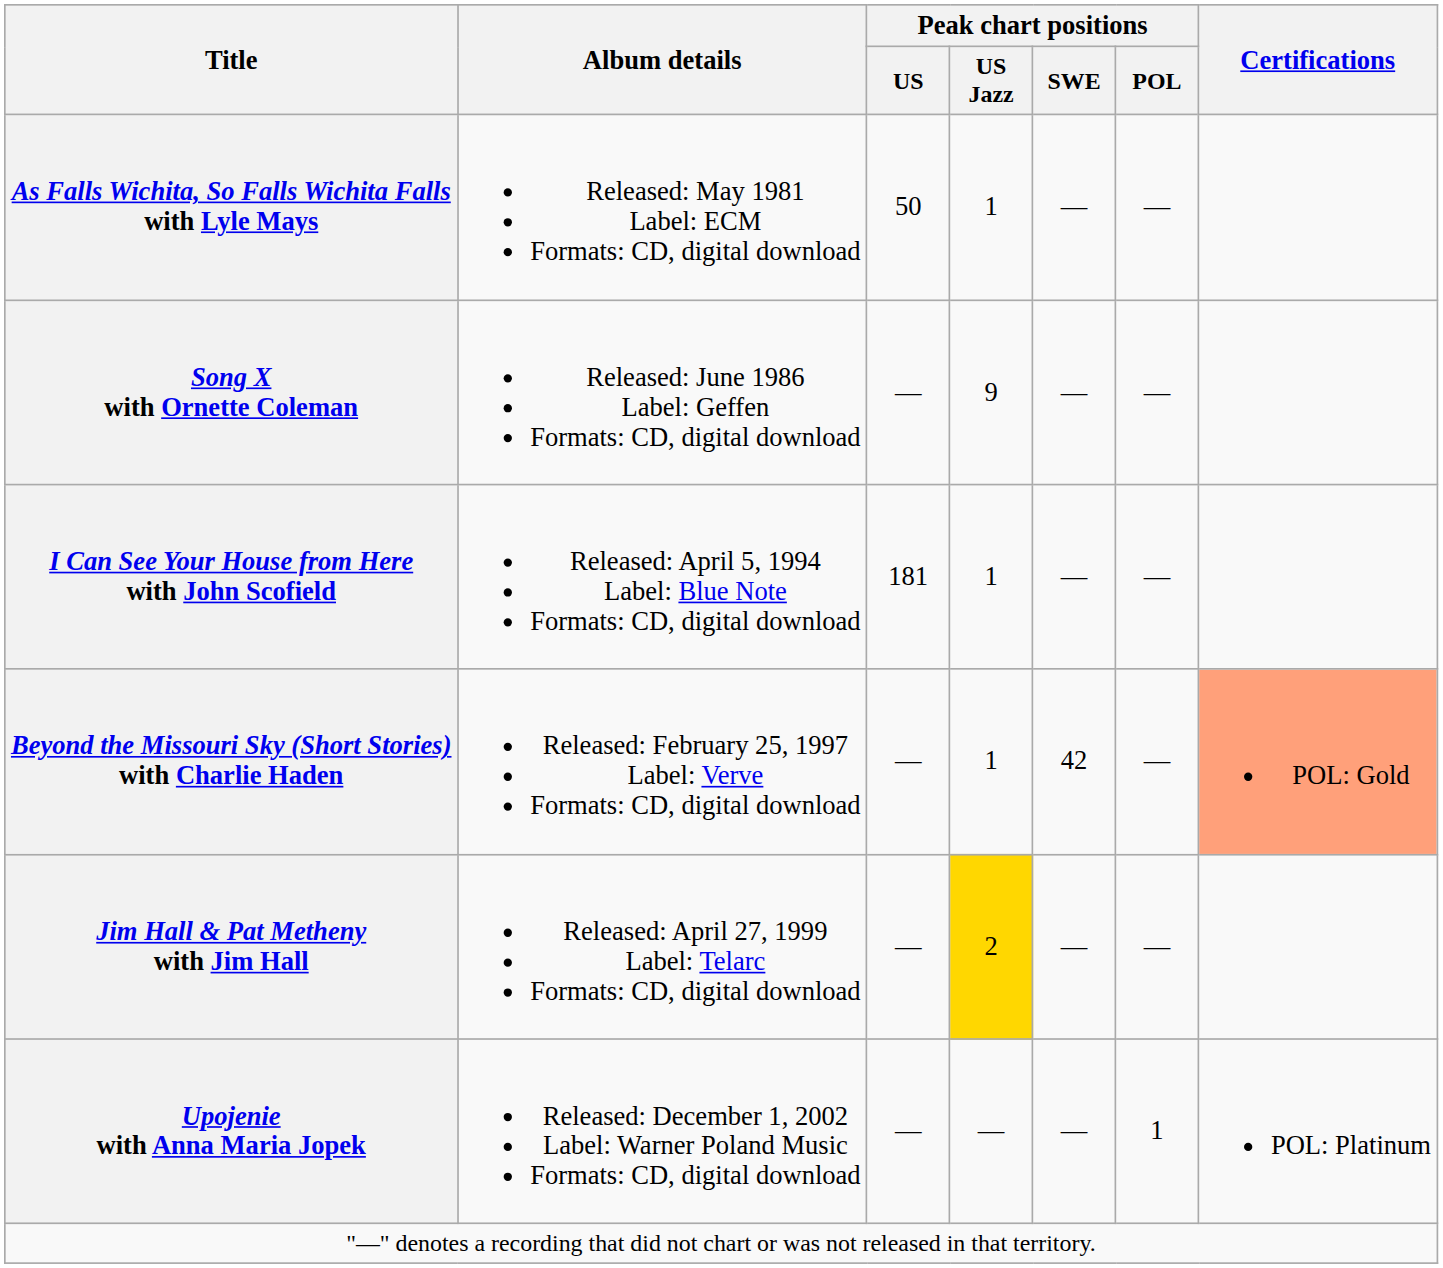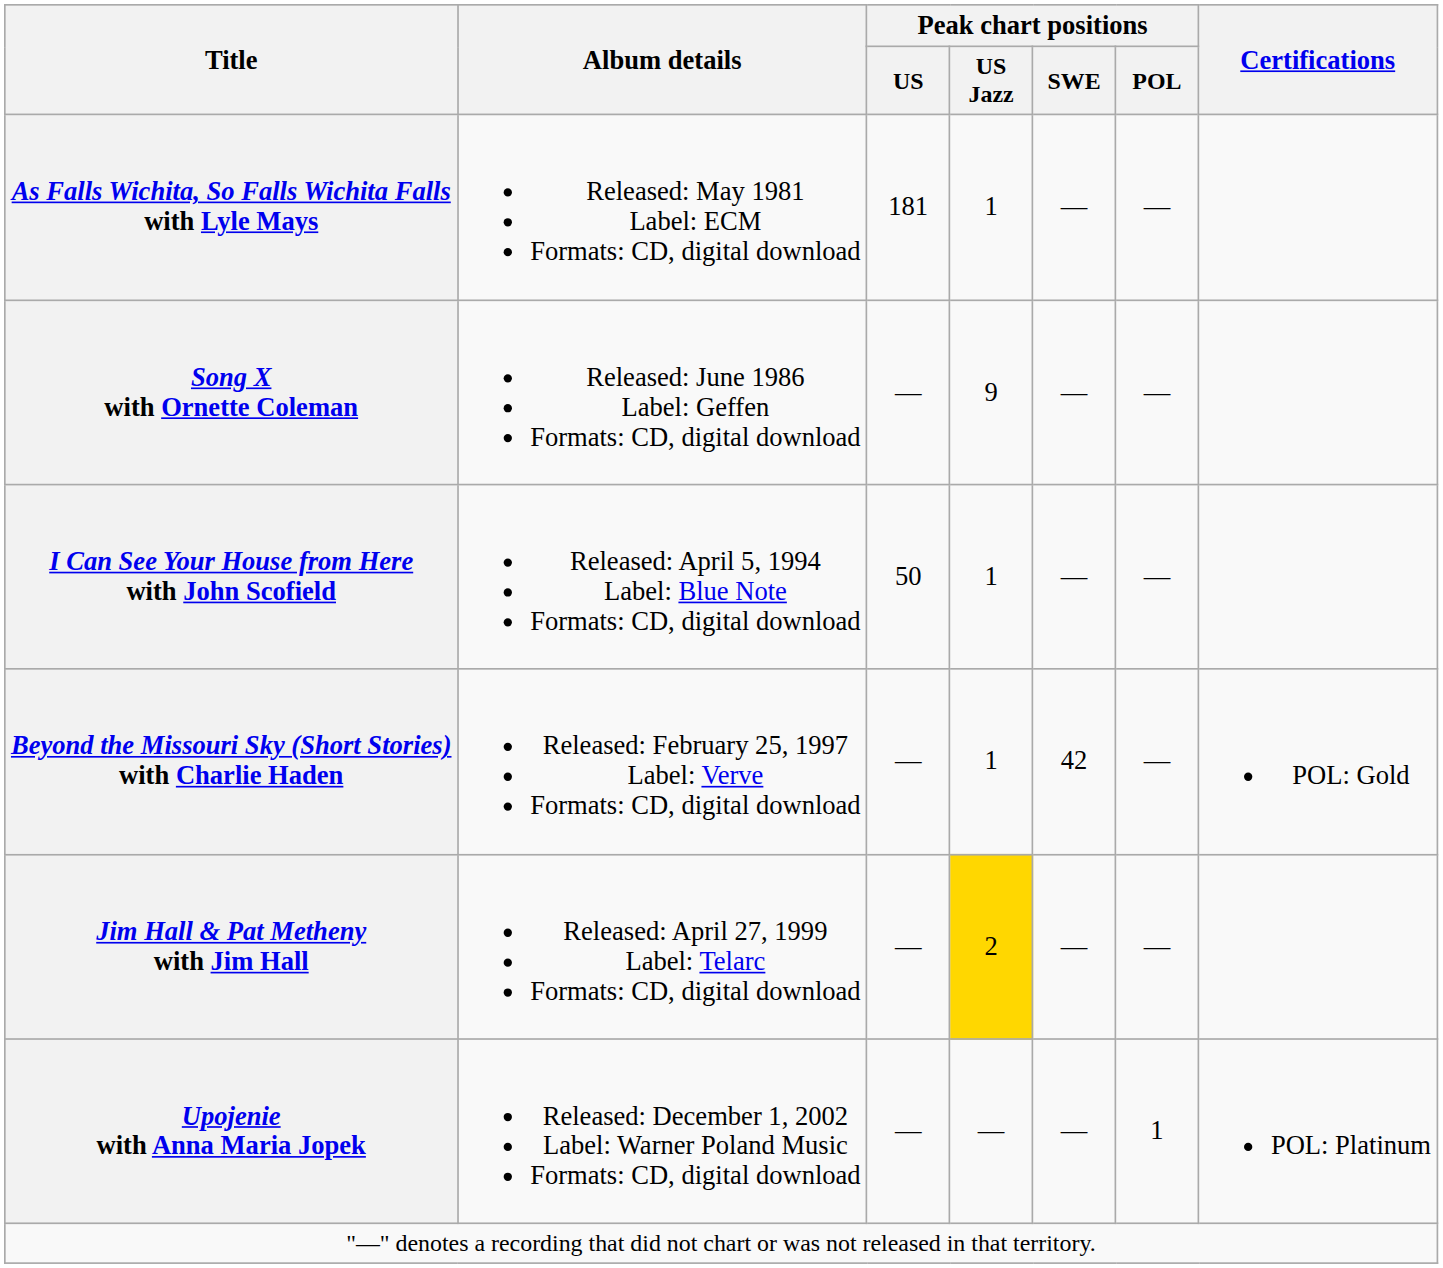(908, 206) 50 -> (908, 206) 181
(908, 576) 181 -> (908, 576) 50
(1318, 777) lightsalmon background -> (1318, 777) no background
